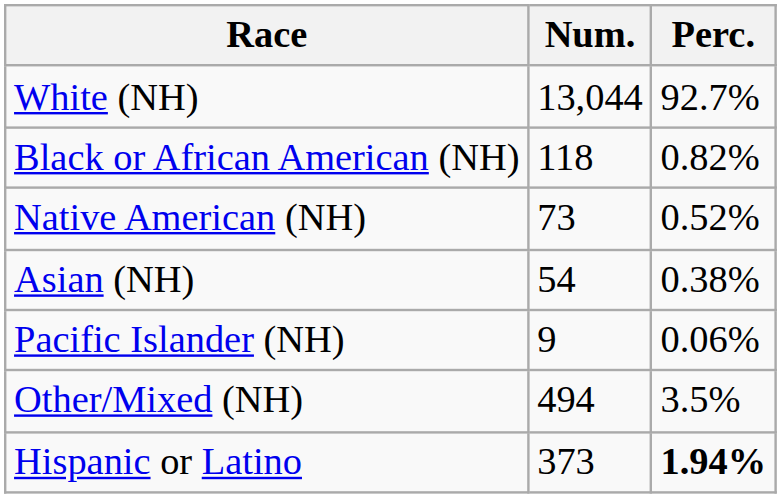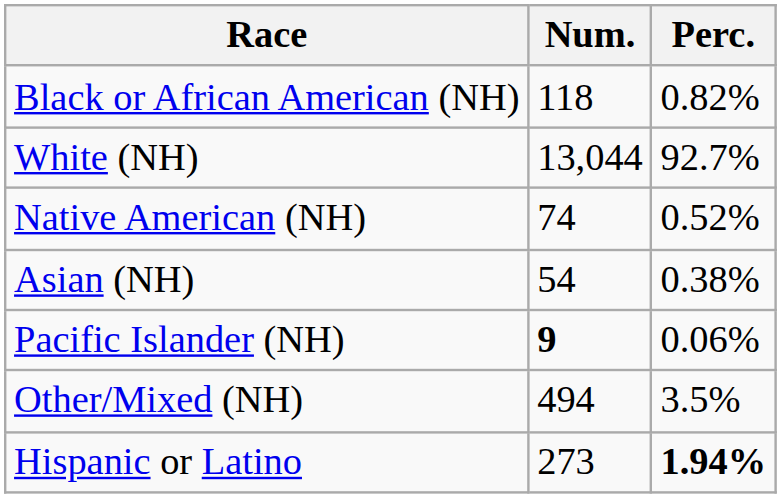rows swapped: (106, 95) <-> (267, 156)
(556, 217) 73 -> (556, 217) 74
(547, 339) normal -> (547, 339) bold
(566, 461) 373 -> (566, 461) 273
